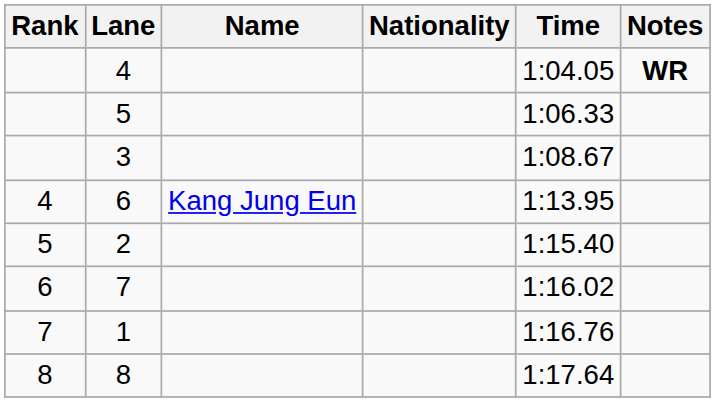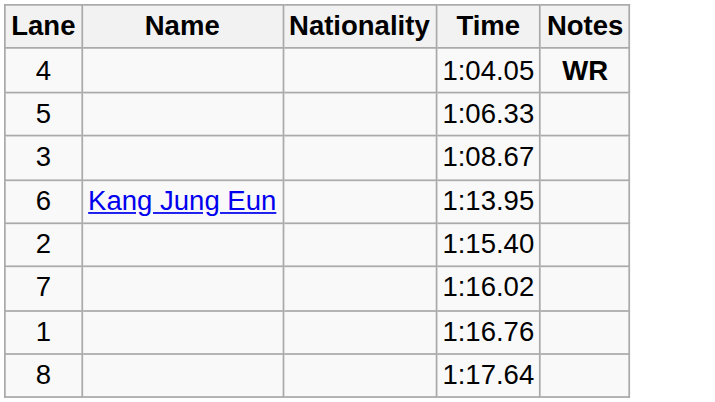- column: (45, 26)
